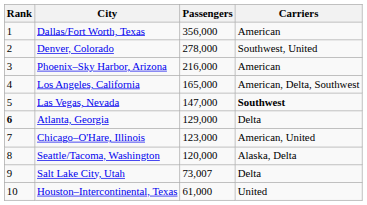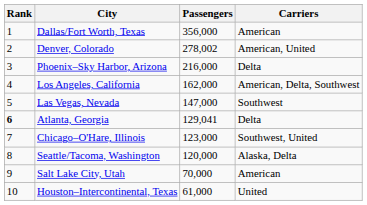(200, 49) 278,000 -> (200, 49) 278,002
(278, 49) Southwest, United -> (276, 49) American, United
(259, 66) American -> (249, 66) Delta
(200, 84) 165,000 -> (200, 84) 162,000
(261, 102) bold -> (260, 102) normal
(200, 120) 129,000 -> (200, 120) 129,041
(276, 138) American, United -> (278, 138) Southwest, United
(197, 173) 73,007 -> (197, 173) 70,000
(249, 173) Delta -> (259, 173) American
